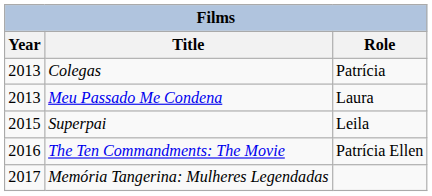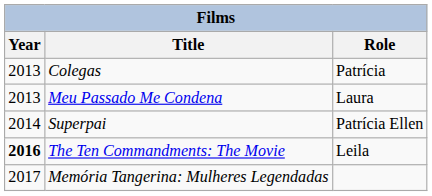(24, 124) 2015 -> (24, 124) 2014
(353, 124) Leila -> (380, 124) Patrícia Ellen
(24, 151) normal -> (24, 151) bold
(380, 151) Patrícia Ellen -> (353, 151) Leila
